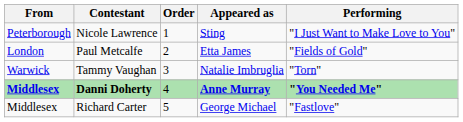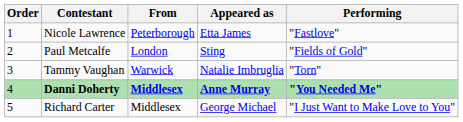columns swapped: (179, 13) <-> (39, 13)
(213, 32) Sting -> (226, 32) Etta James
(372, 32) "I Just Want to Make Love to You" -> (314, 32) "Fastlove"
(226, 51) Etta James -> (213, 51) Sting
(314, 107) "Fastlove" -> (372, 107) "I Just Want to Make Love to You"
